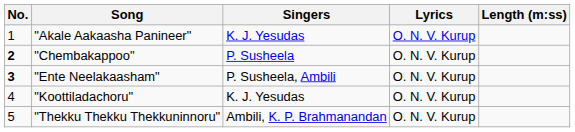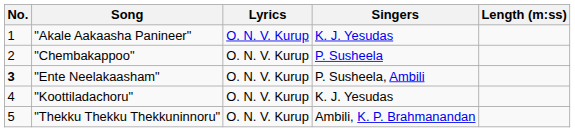columns swapped: (306, 15) <-> (434, 15)
(11, 56) bold -> (11, 56) normal
